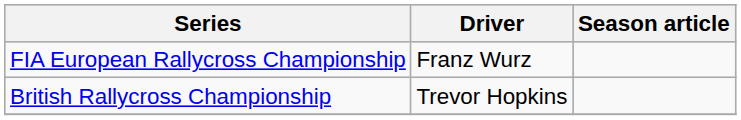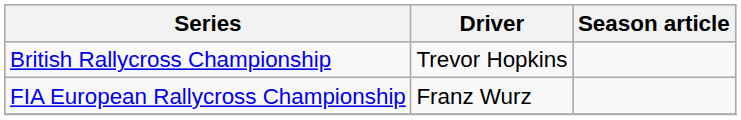rows swapped: (208, 59) <-> (171, 96)
